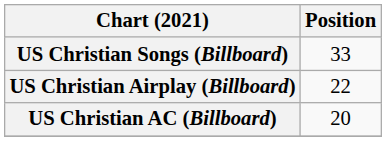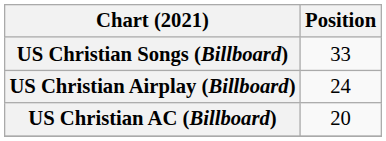(341, 86) 22 -> (341, 86) 24
